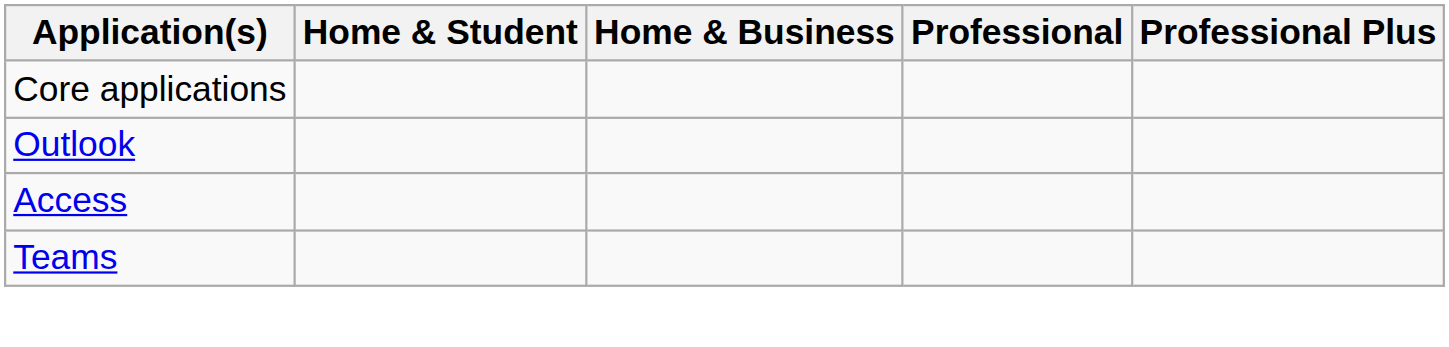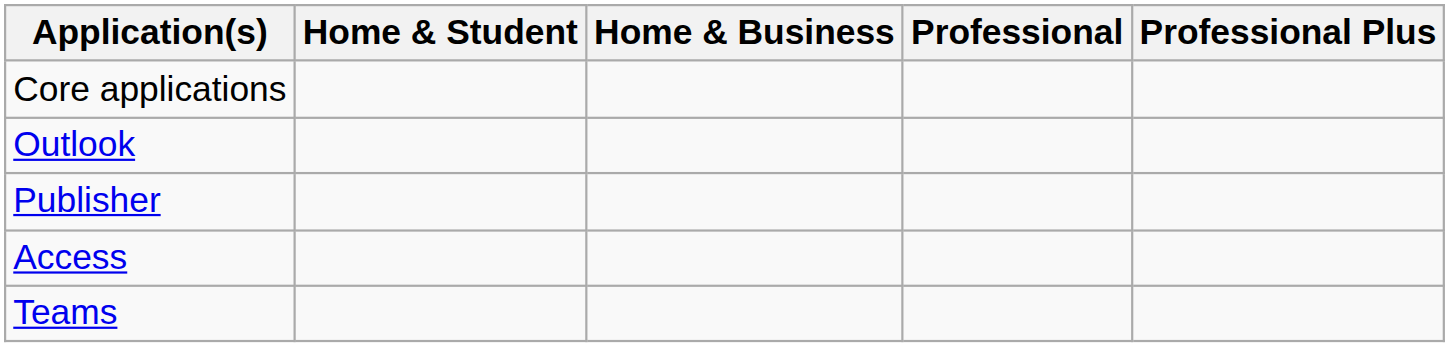+ row: (87, 200)
